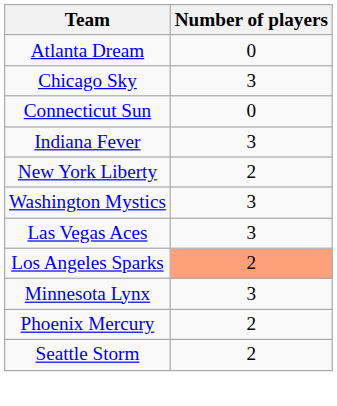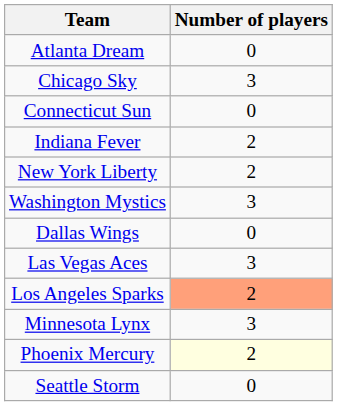(251, 141) 3 -> (251, 141) 2
+ row: (87, 232)
(251, 324) no background -> (251, 354) lightyellow background
(251, 354) 2 -> (251, 385) 0
